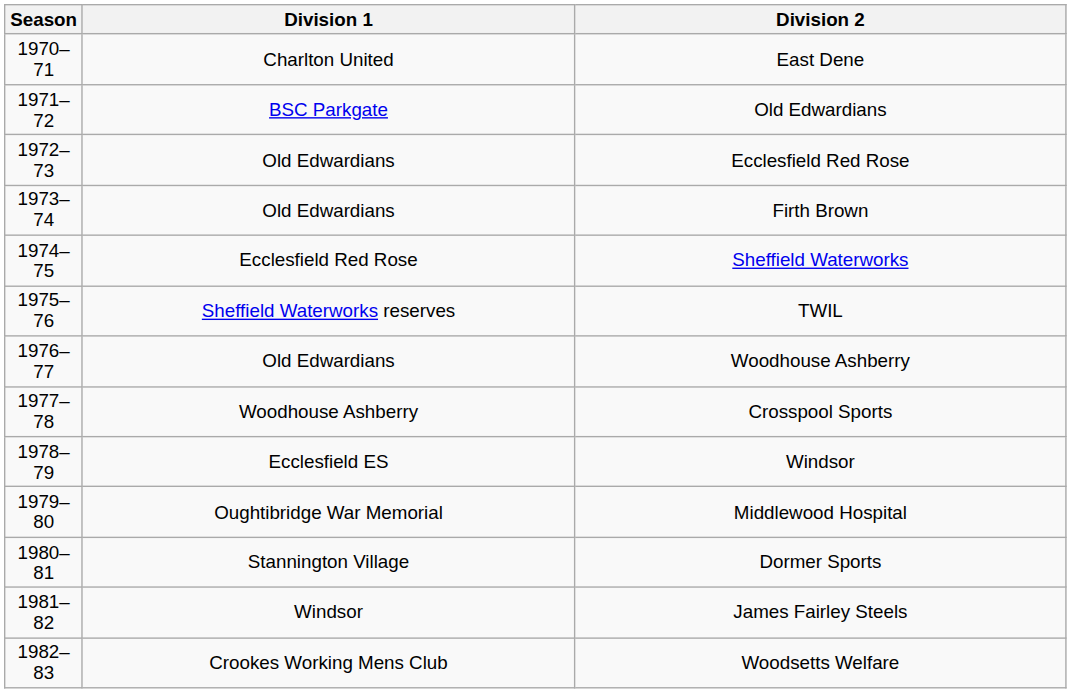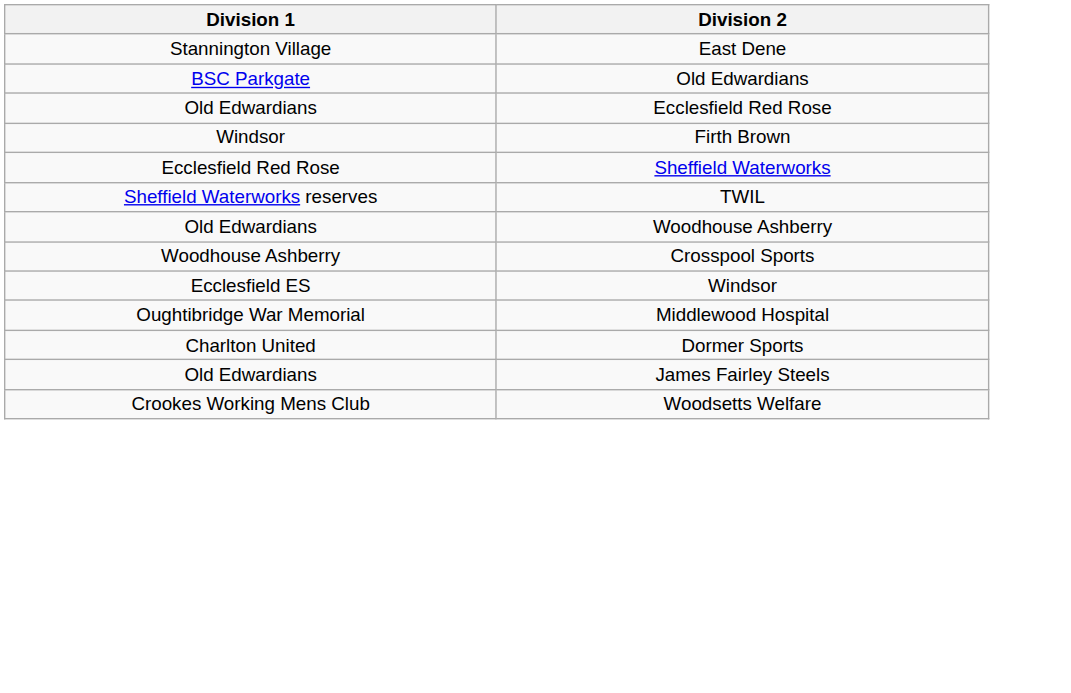- column: (44, 19)
(329, 59) Charlton United -> (251, 49) Stannington Village
(329, 210) Old Edwardians -> (251, 137) Windsor
(329, 562) Stannington Village -> (251, 344) Charlton United
(329, 612) Windsor -> (251, 374) Old Edwardians
